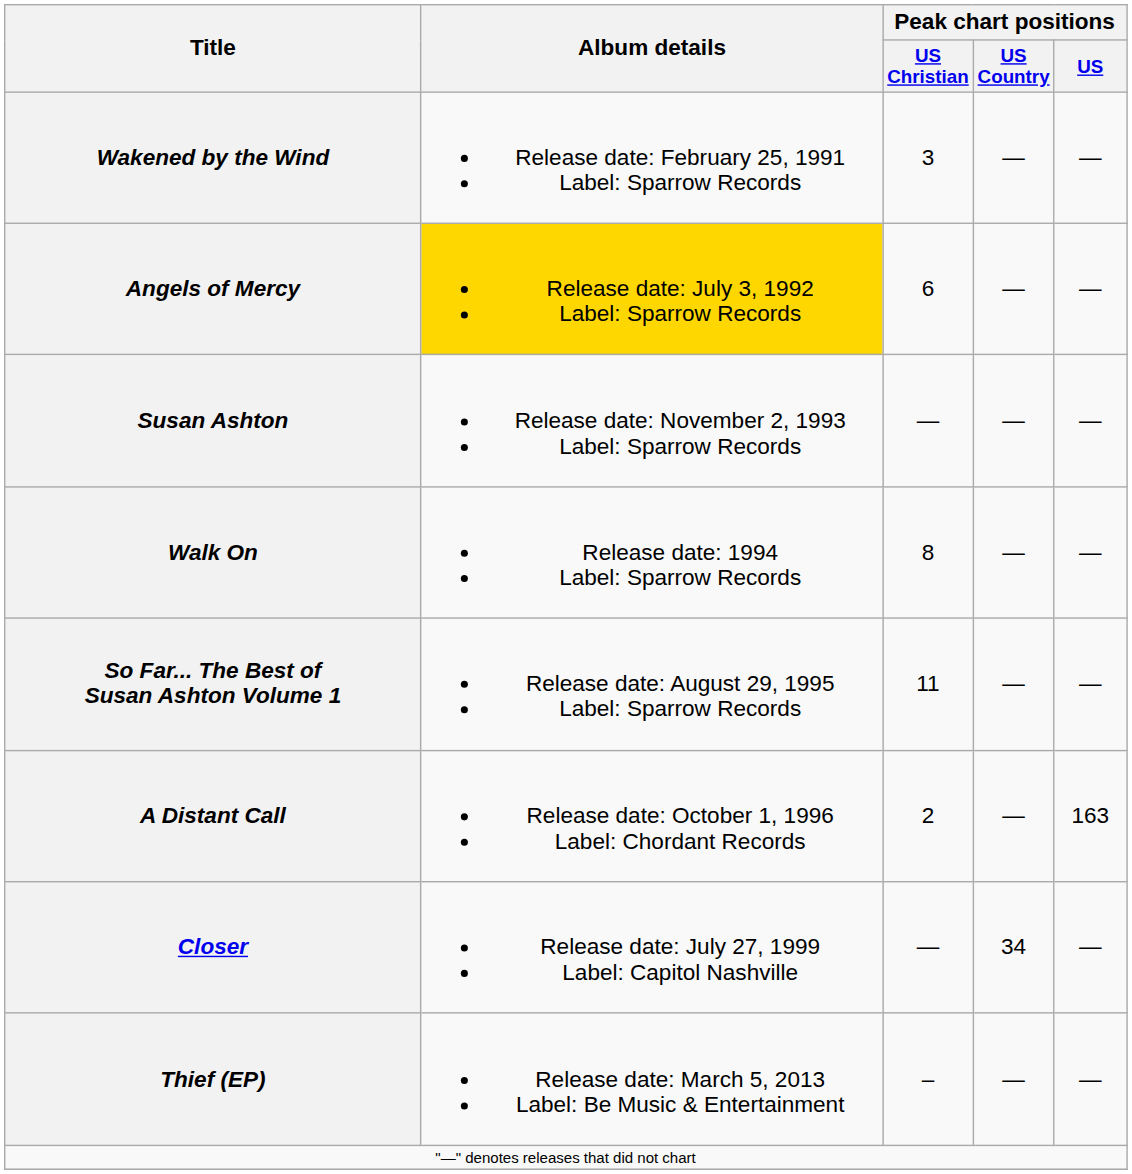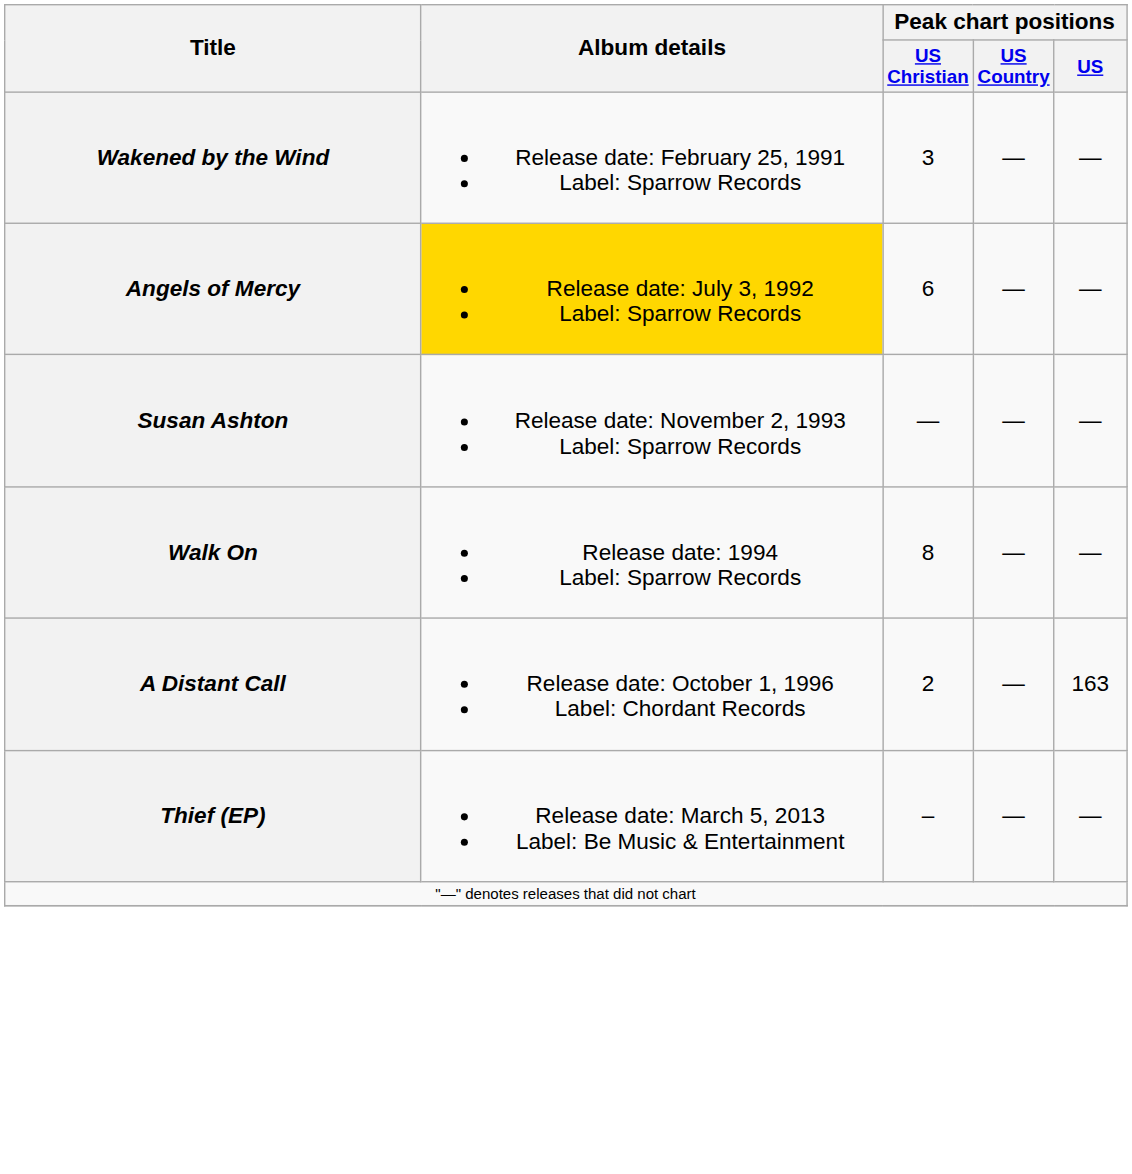- row: (213, 683)
- row: (213, 947)
